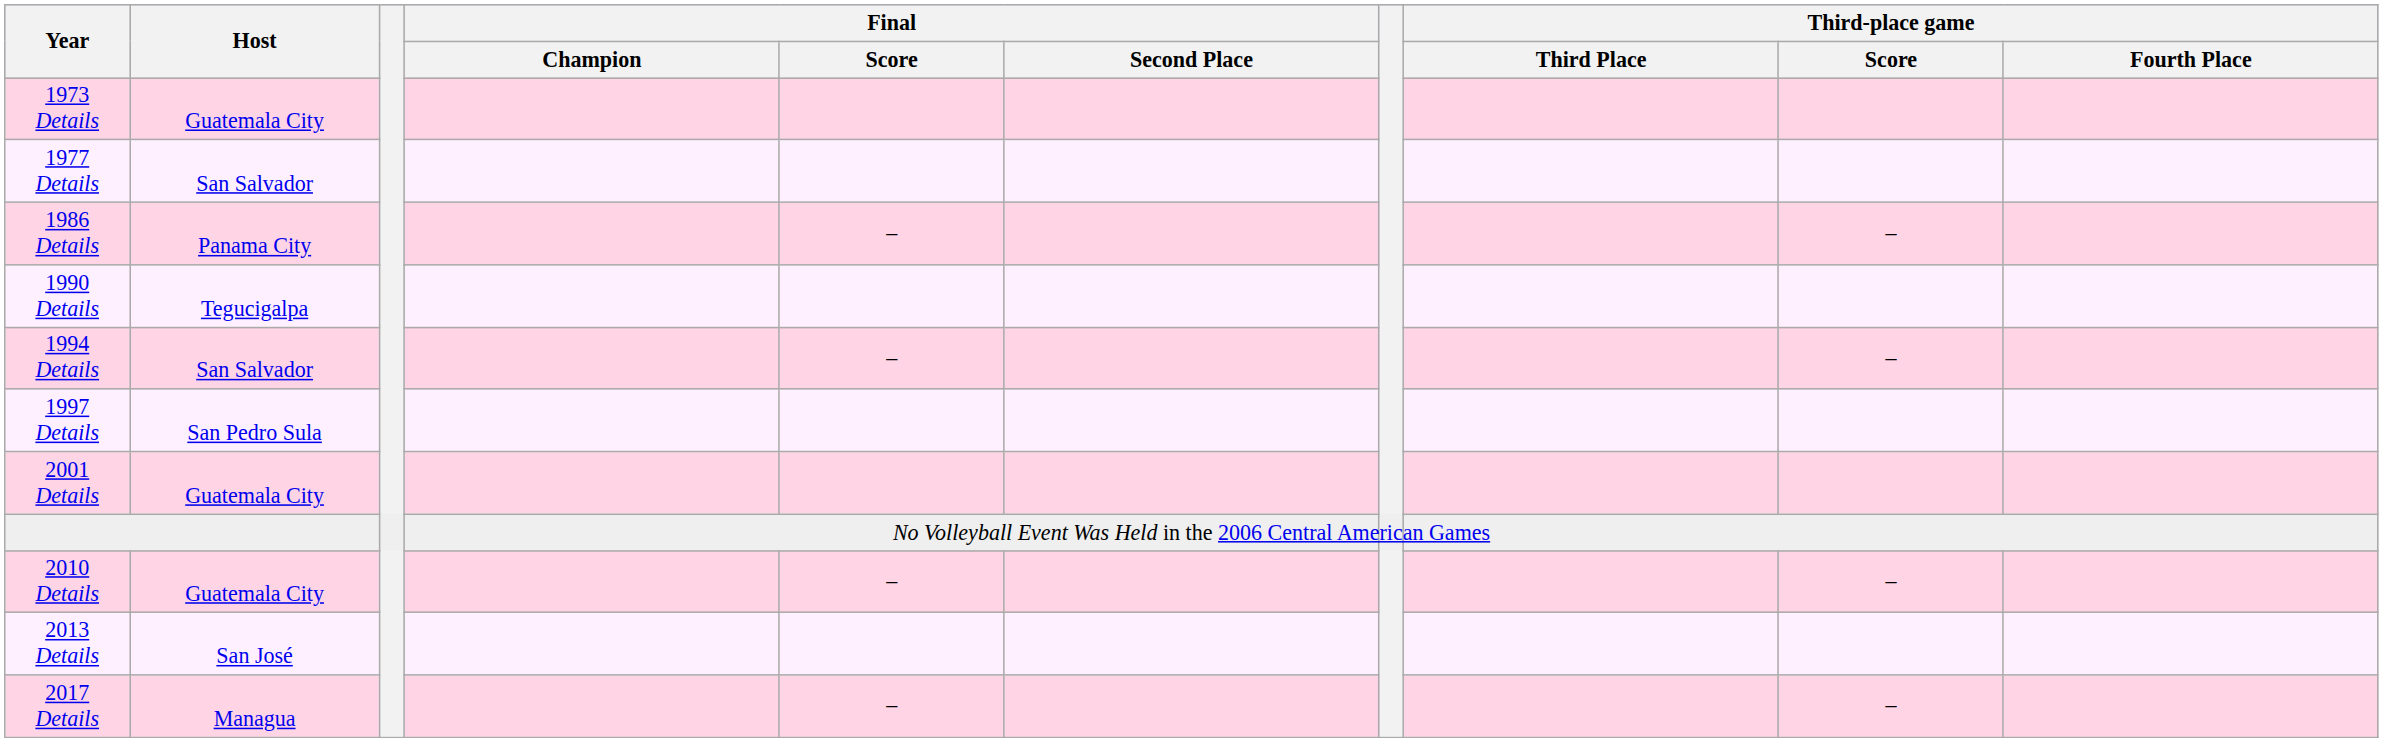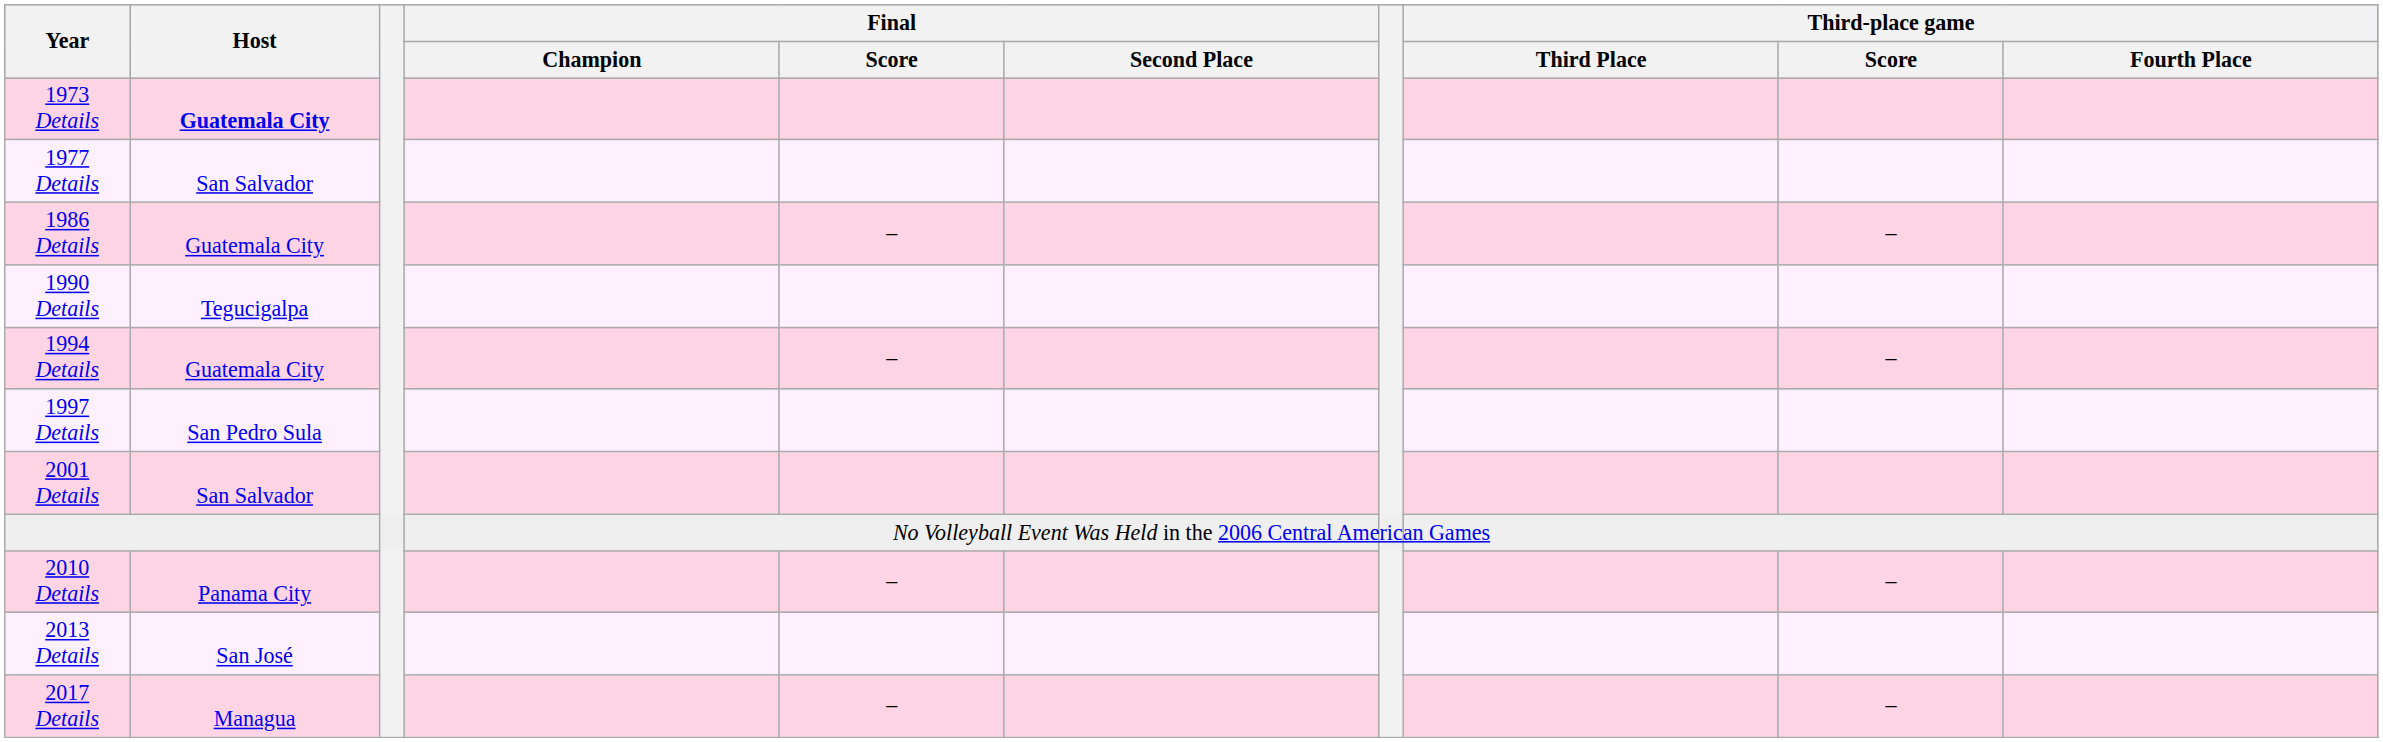(255, 121) normal -> (255, 121) bold
(255, 246) Panama City -> (255, 246) Guatemala City
(255, 371) San Salvador -> (255, 371) Guatemala City
(255, 495) Guatemala City -> (255, 495) San Salvador
(255, 594) Guatemala City -> (255, 594) Panama City
